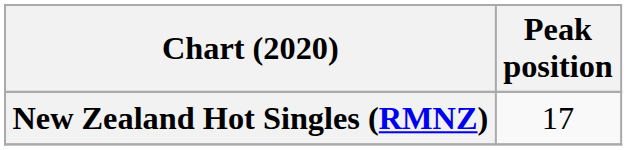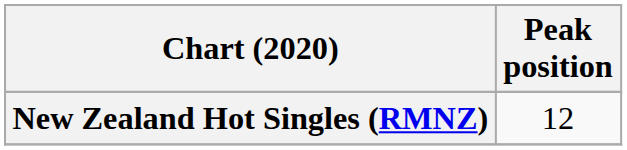(558, 117) 17 -> (558, 117) 12
